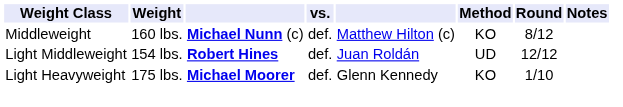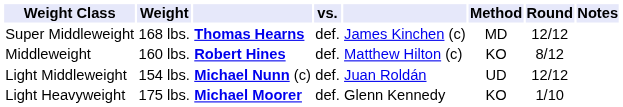+ row: (70, 34)
(245, 34) Michael Nunn (c) -> (240, 54) Robert Hines
(233, 54) Robert Hines -> (253, 75) Michael Nunn (c)
